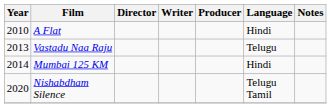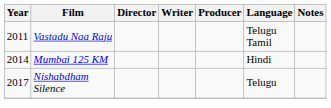- row: (47, 30)
(18, 47) 2013 -> (18, 36) 2011
(261, 47) Telugu -> (261, 36) Telugu Tamil
(18, 88) 2020 -> (18, 83) 2017
(261, 88) Telugu Tamil -> (261, 83) Telugu
